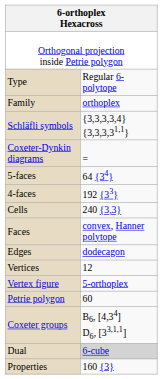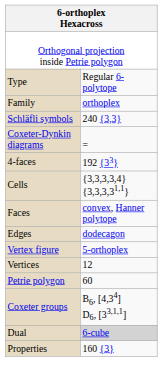(106, 125) {3,3,3,3,4} {3,3,3,31,1} -> (102, 118) 240 {3,3}
- row: (22, 175)
(102, 210) 240 {3,3} -> (106, 185) {3,3,3,3,4} {3,3,3,31,1}
rows swapped: (23, 268) <-> (33, 283)
